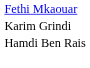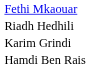+ row: (39, 26)
